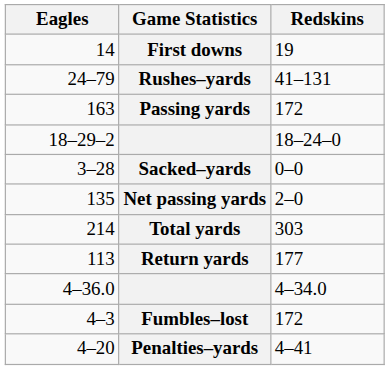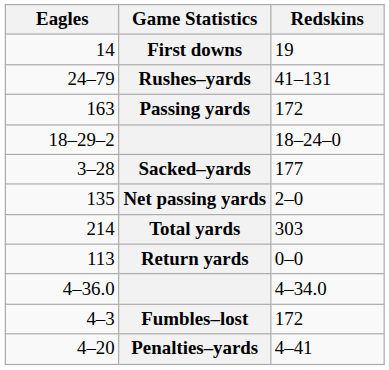(289, 169) 0–0 -> (289, 169) 177
(289, 259) 177 -> (289, 259) 0–0
